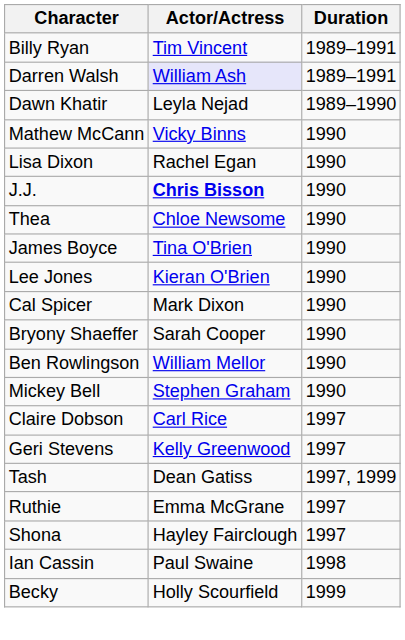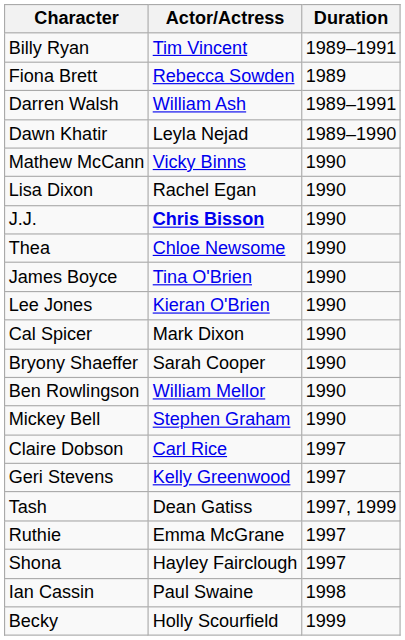+ row: (53, 76)
(199, 76) lavender background -> (199, 104) no background
